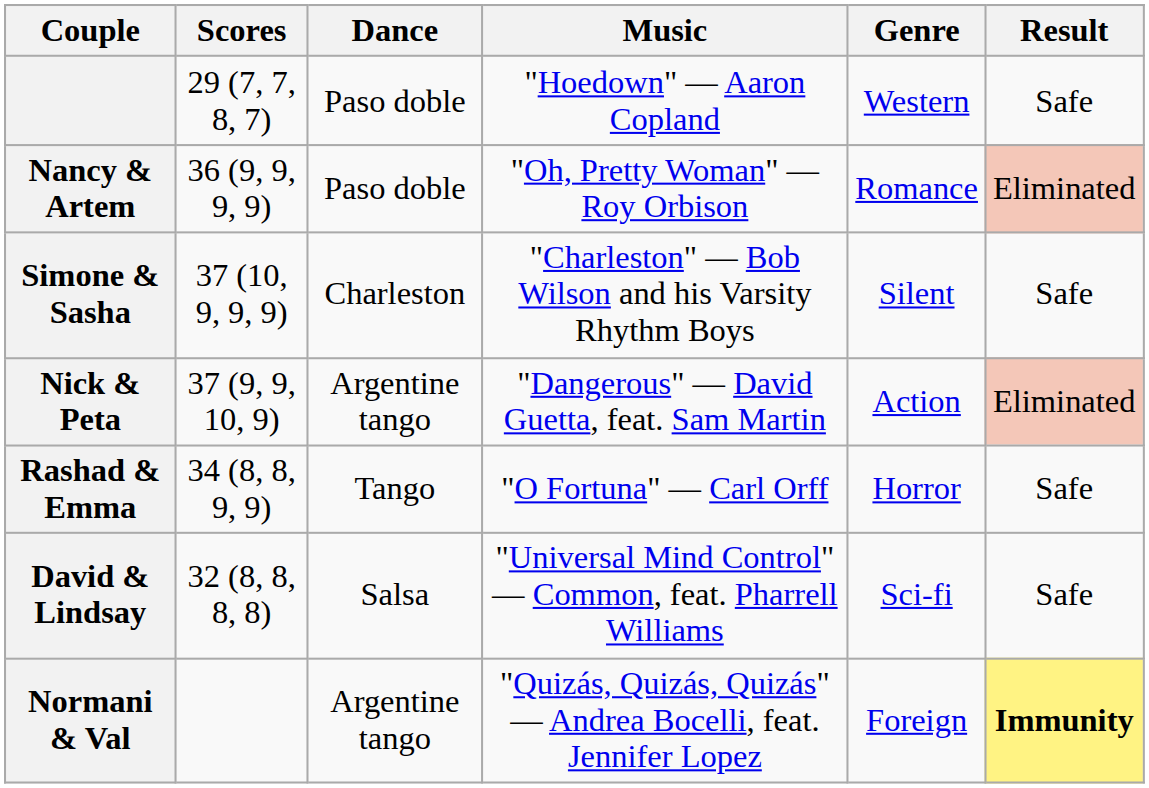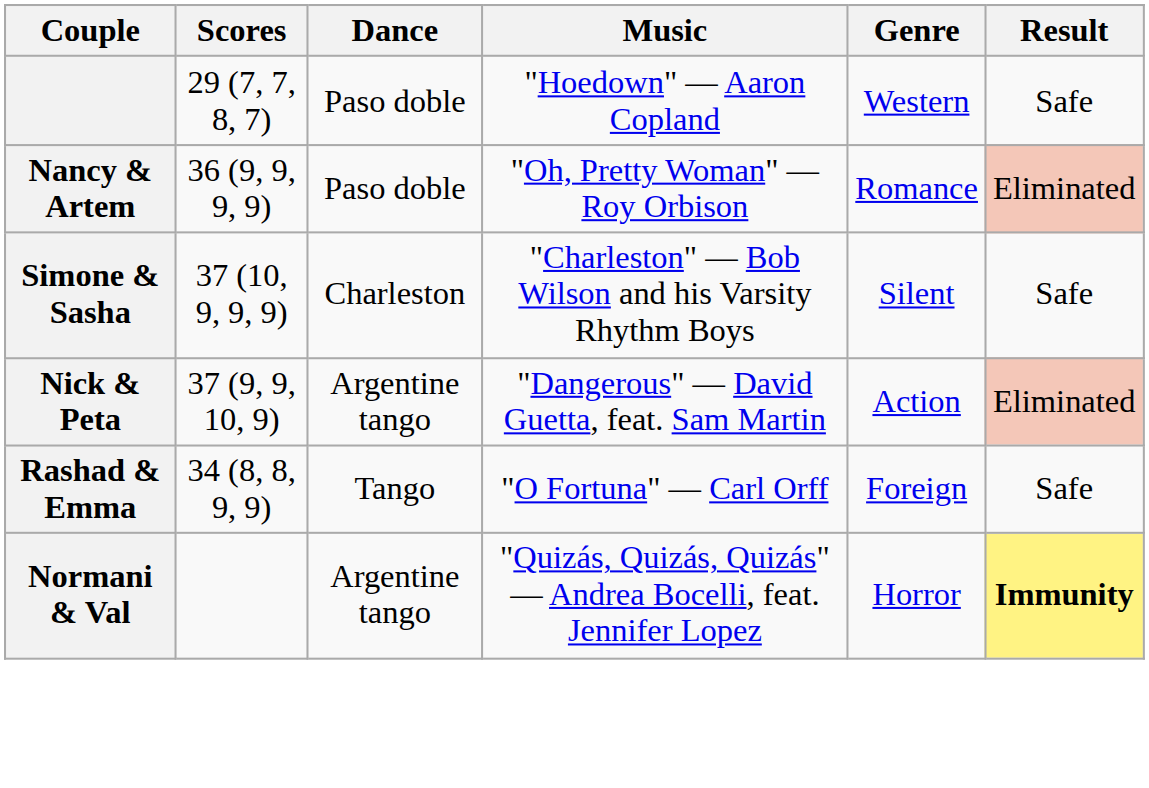(917, 488) Horror -> (917, 488) Foreign
- row: (90, 595)
(917, 719) Foreign -> (917, 595) Horror
